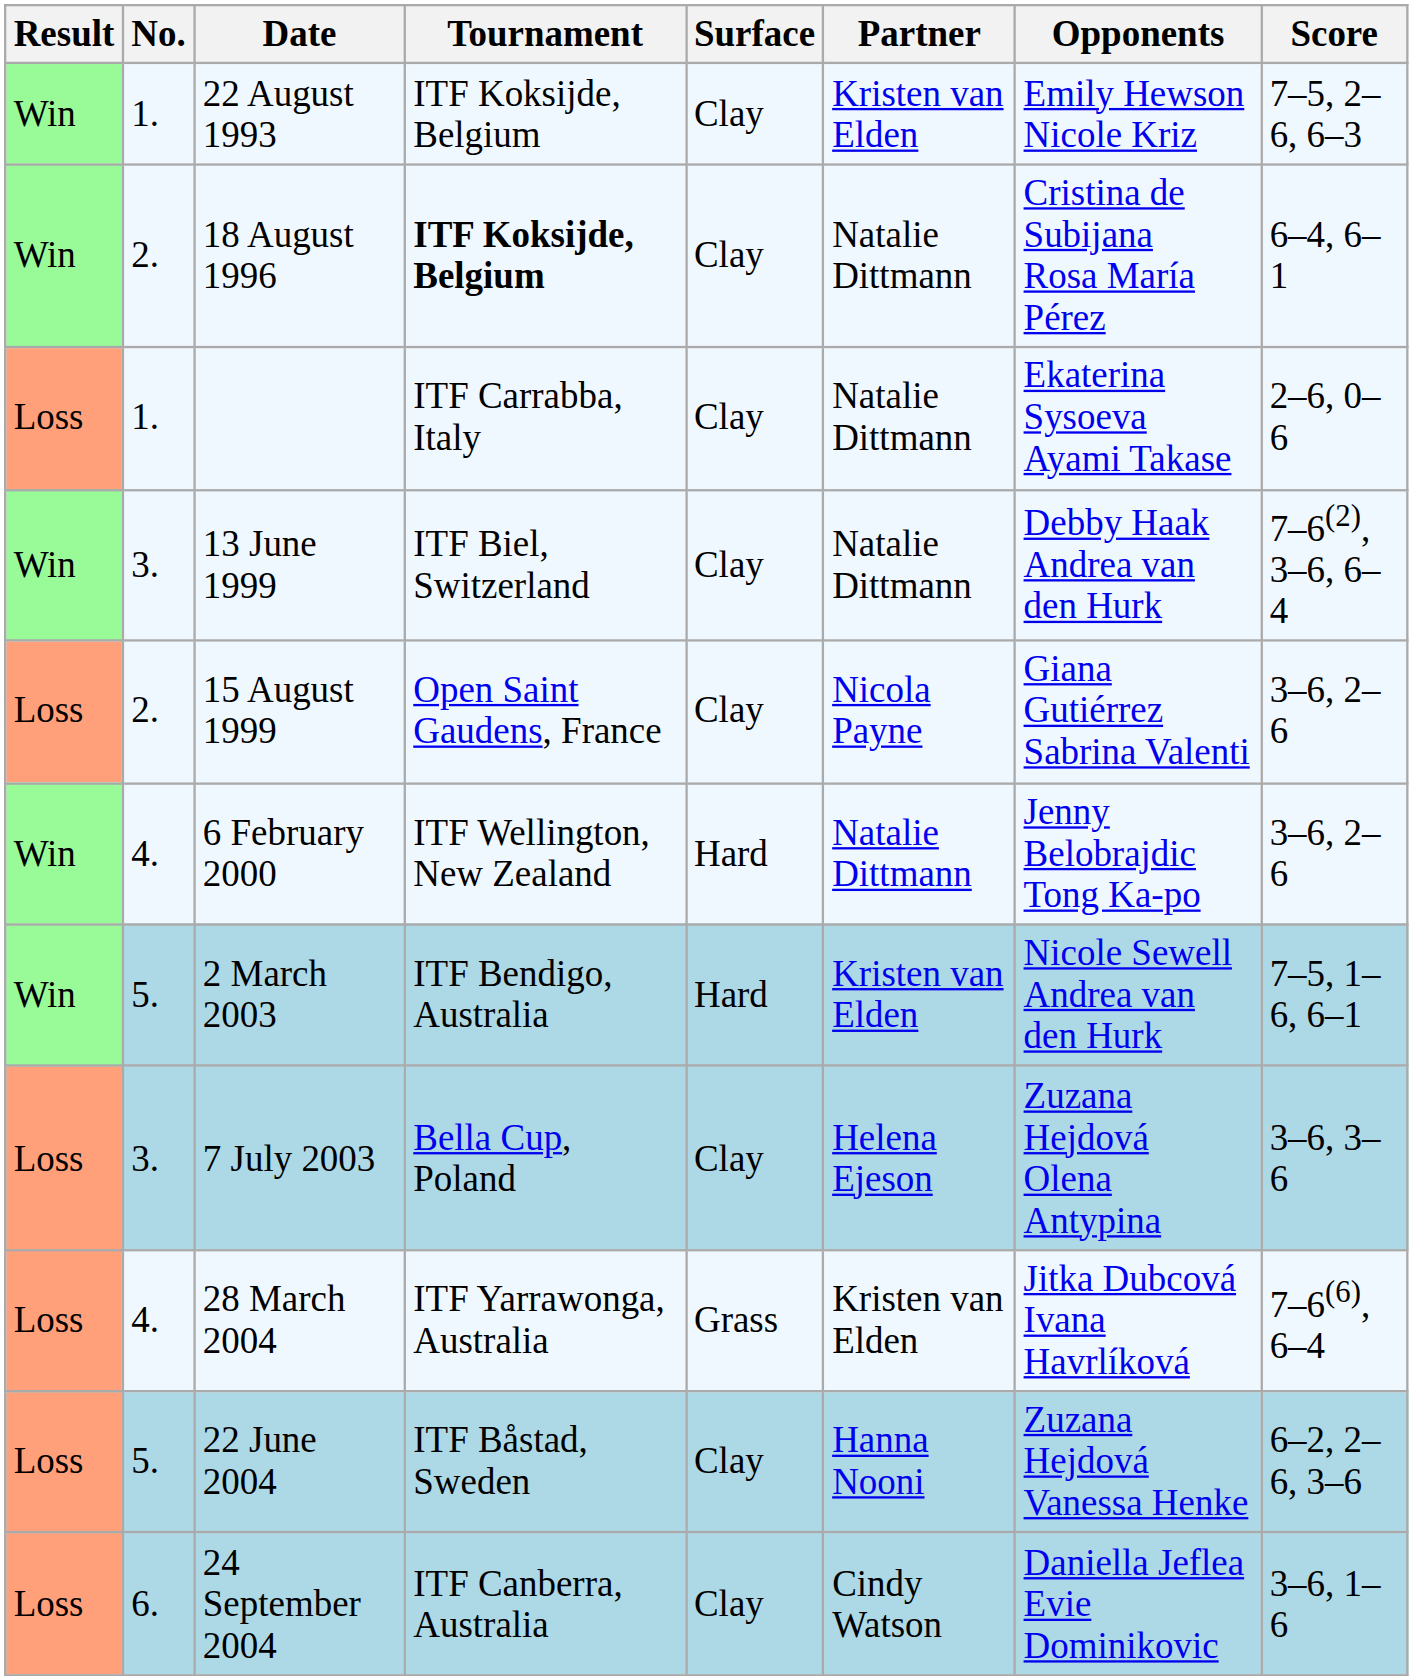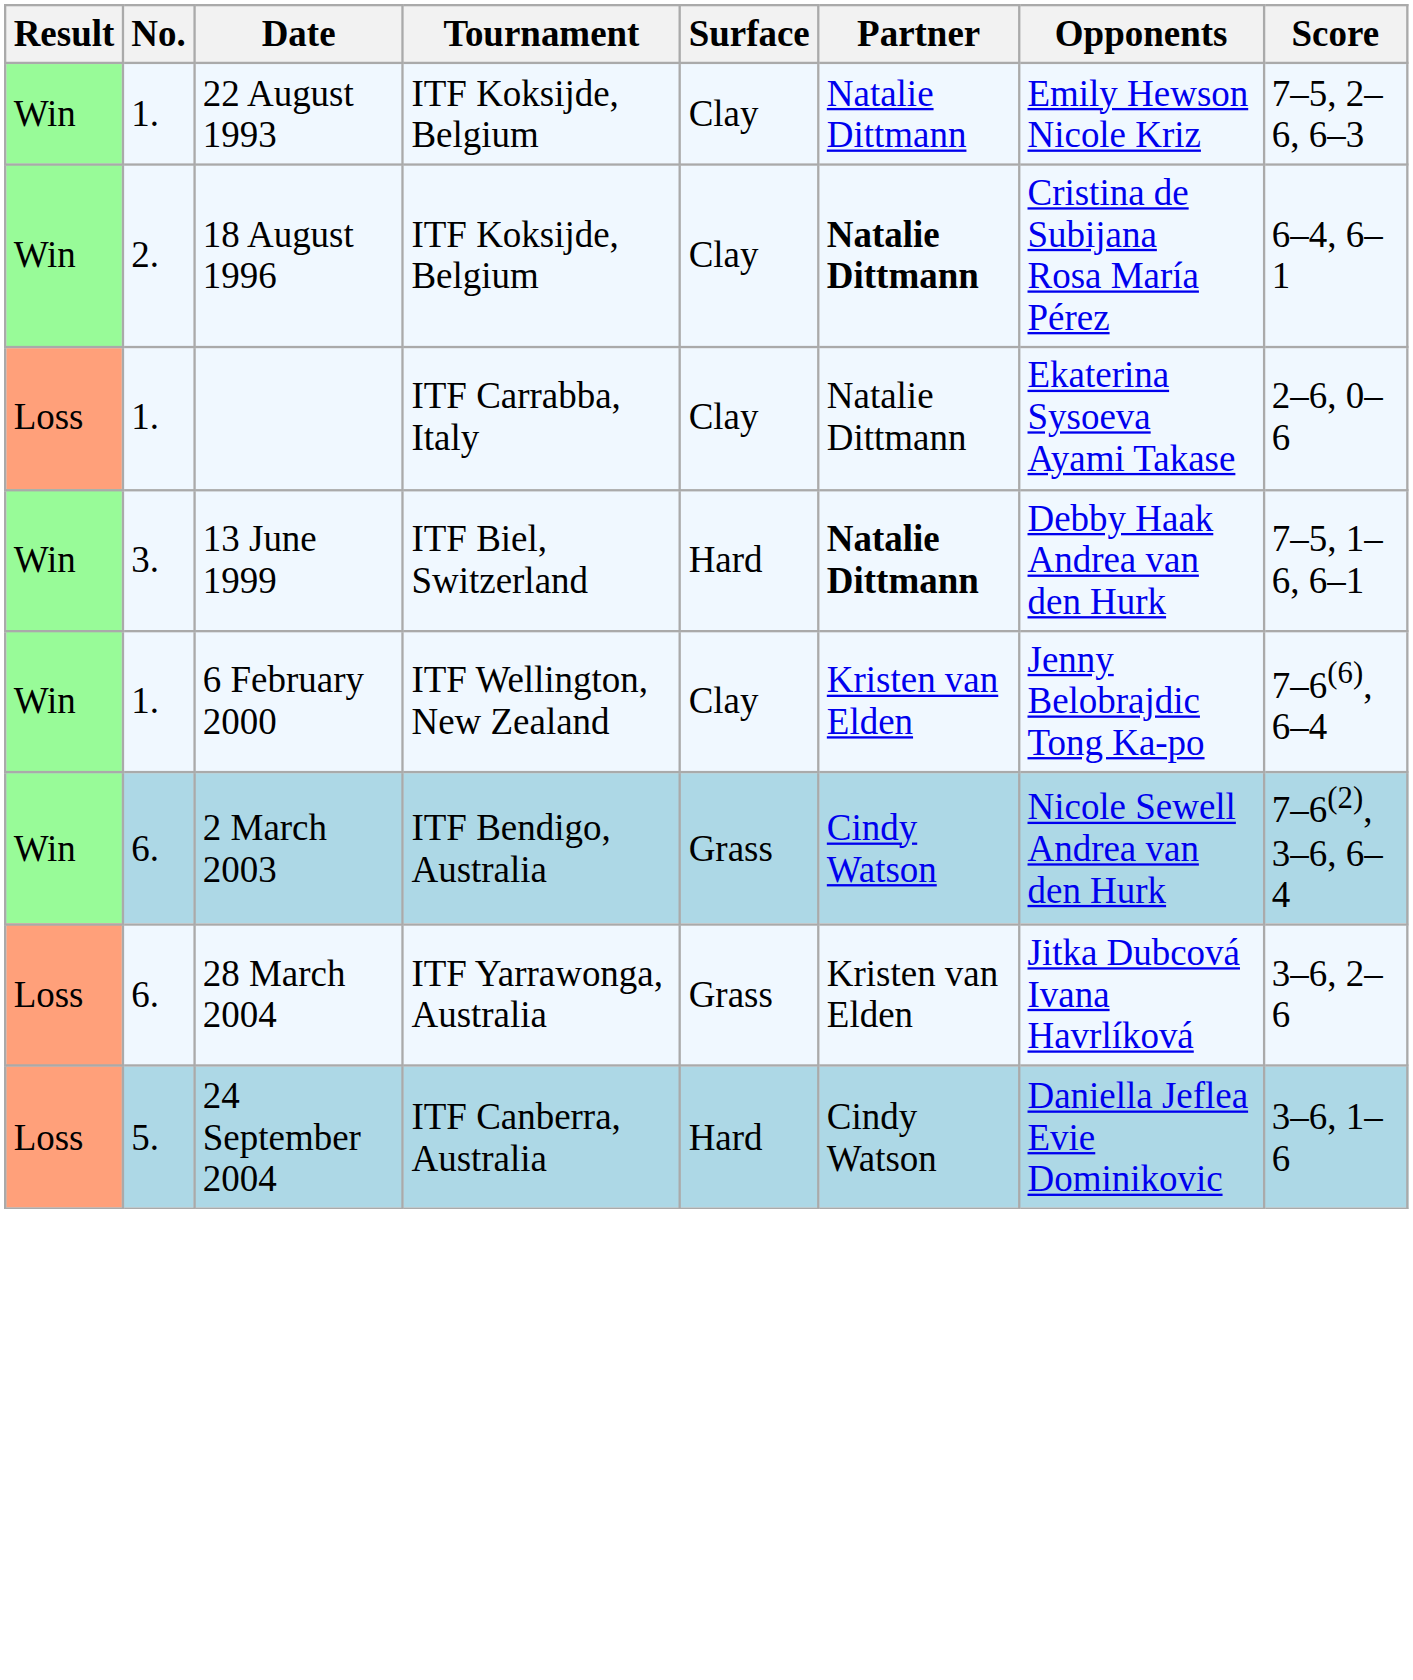(918, 113) Kristen van Elden -> (897, 113) Natalie Dittmann
(523, 254) bold -> (515, 254) normal
(902, 254) normal -> (903, 254) bold
(729, 564) Clay -> (726, 559) Hard
(902, 564) normal -> (903, 559) bold
(1325, 564) 7–6(2), 3–6, 6–4 -> (1327, 559) 7–5, 1–6, 6–1
- row: (278, 711)
(145, 852) 4. -> (145, 701) 1.
(731, 852) Hard -> (724, 701) Clay
(902, 852) Natalie Dittmann -> (913, 701) Kristen van Elden
(1325, 852) 3–6, 2–6 -> (1322, 701) 7–6(6), 6–4
(145, 994) 5. -> (145, 847) 6.
(731, 994) Hard -> (731, 847) Grass
(918, 994) Kristen van Elden -> (882, 847) Cindy Watson
(1325, 994) 7–5, 1–6, 6–1 -> (1327, 847) 7–6(2), 3–6, 6–4
- row: (289, 1157)
(145, 1319) 4. -> (145, 994) 6.
(1320, 1319) 7–6(6), 6–4 -> (1327, 994) 3–6, 2–6
- row: (260, 1461)
(145, 1603) 6. -> (145, 1136) 5.
(729, 1603) Clay -> (726, 1136) Hard
